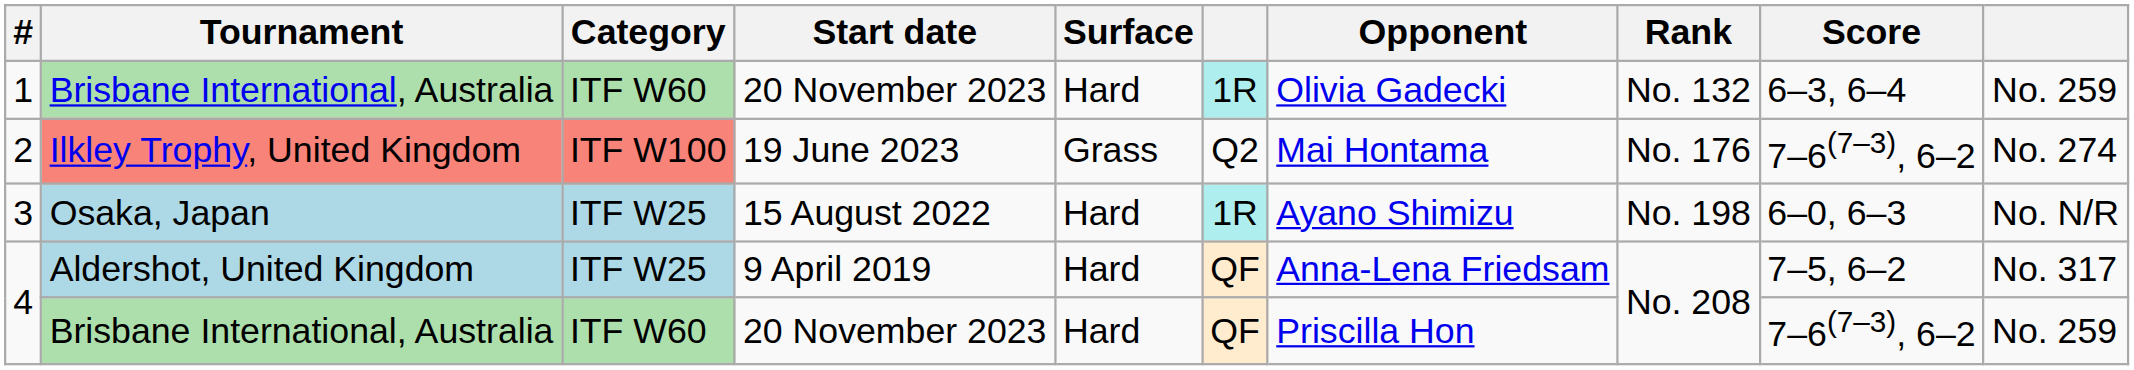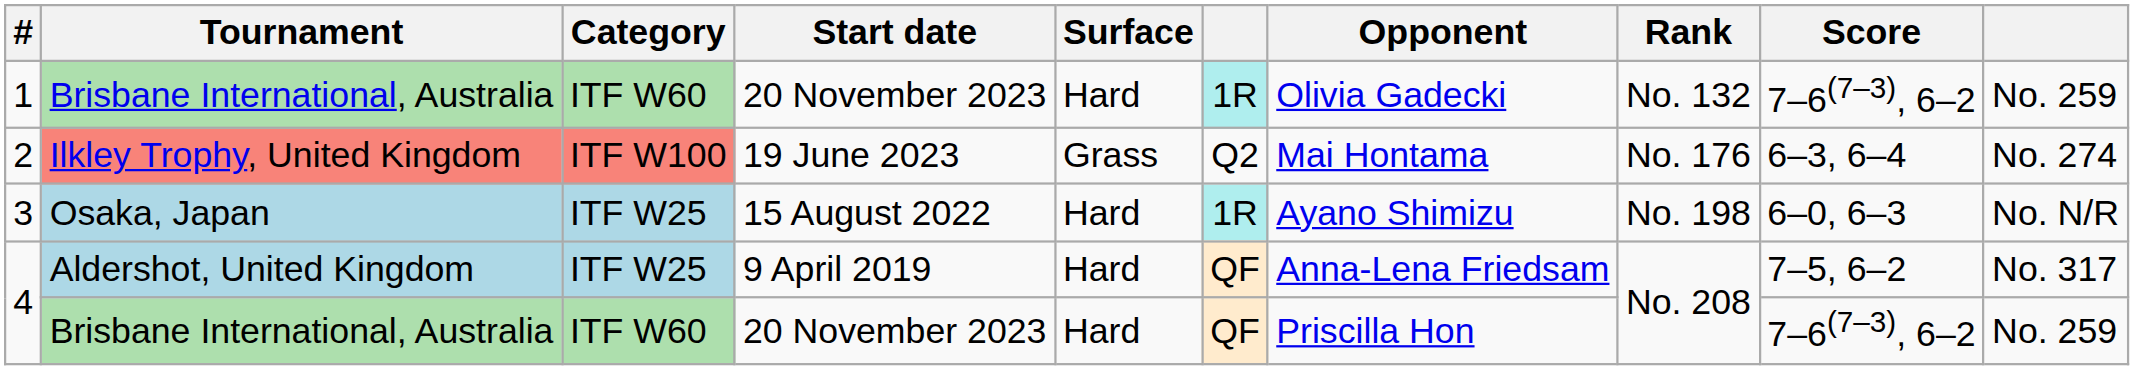(1837, 89) 6–3, 6–4 -> (1872, 94) 7–6(7–3), 6–2
(1872, 150) 7–6(7–3), 6–2 -> (1837, 155) 6–3, 6–4
